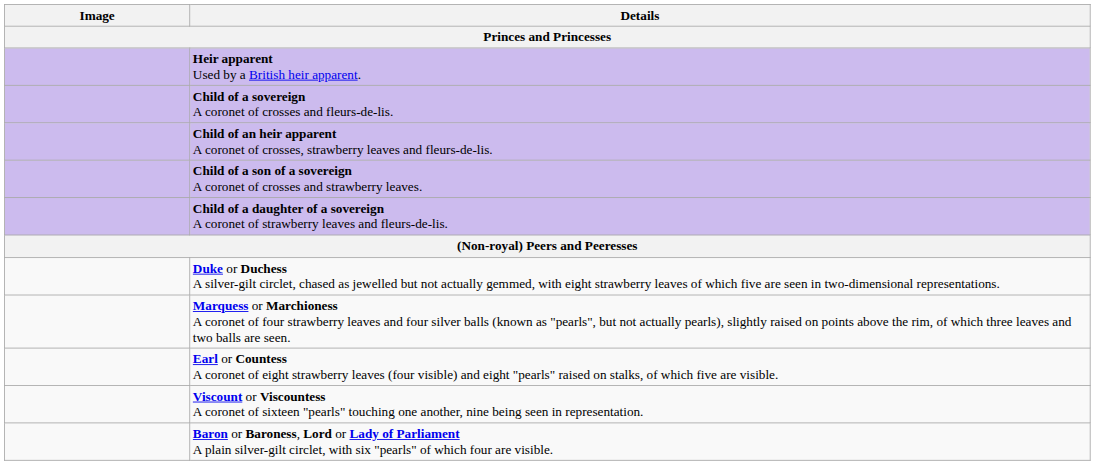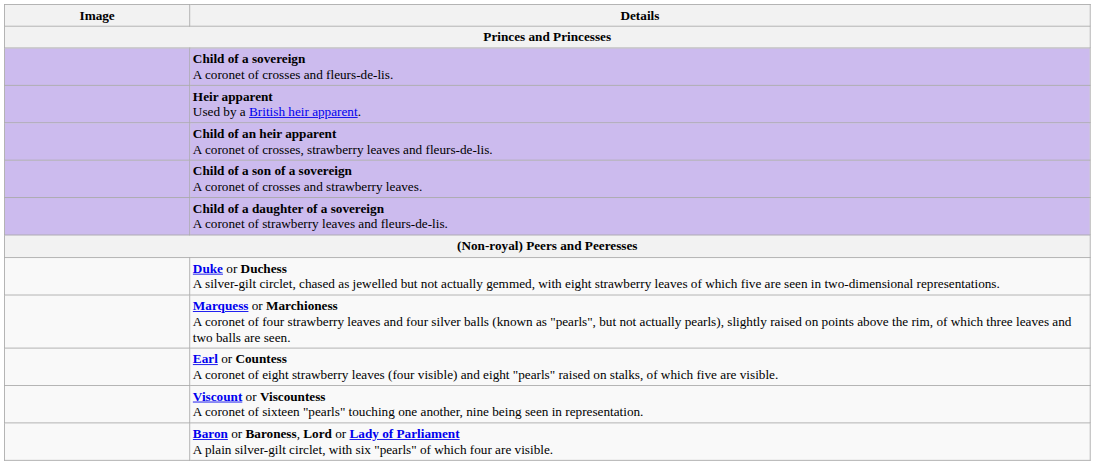rows swapped: (277, 67) <-> (293, 104)
